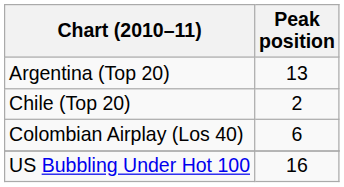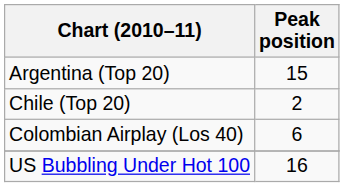(297, 72) 13 -> (297, 72) 15
